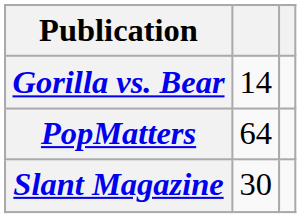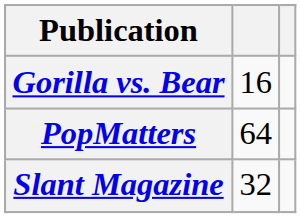(256, 81) 14 -> (256, 81) 16
(256, 184) 30 -> (256, 184) 32
